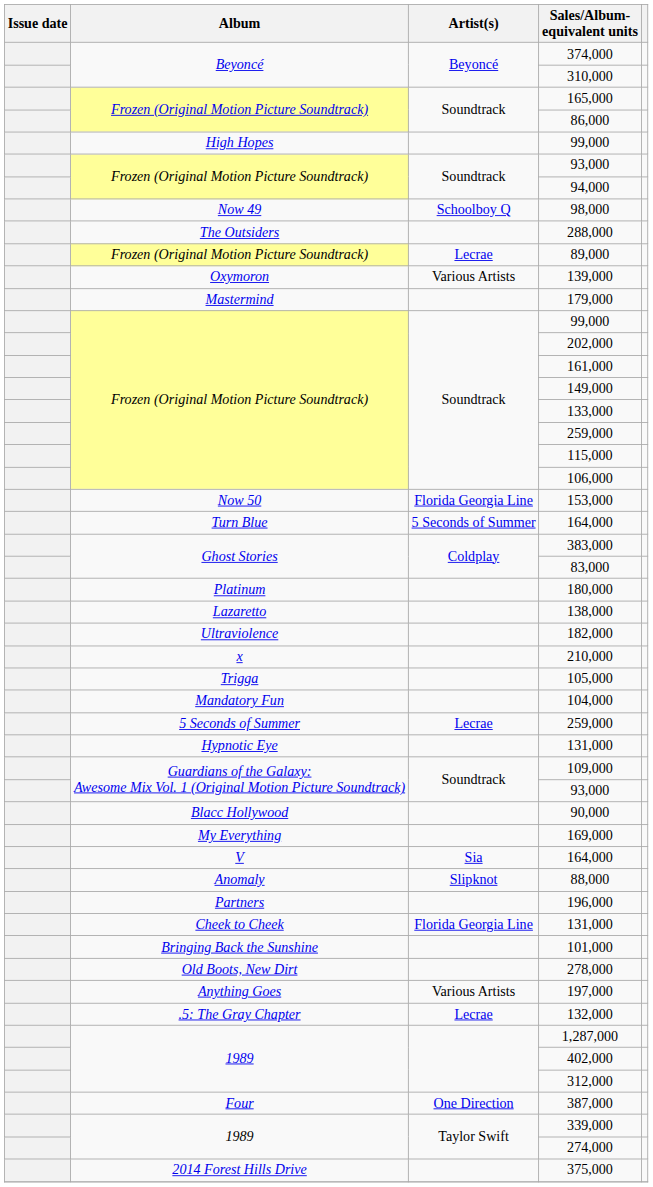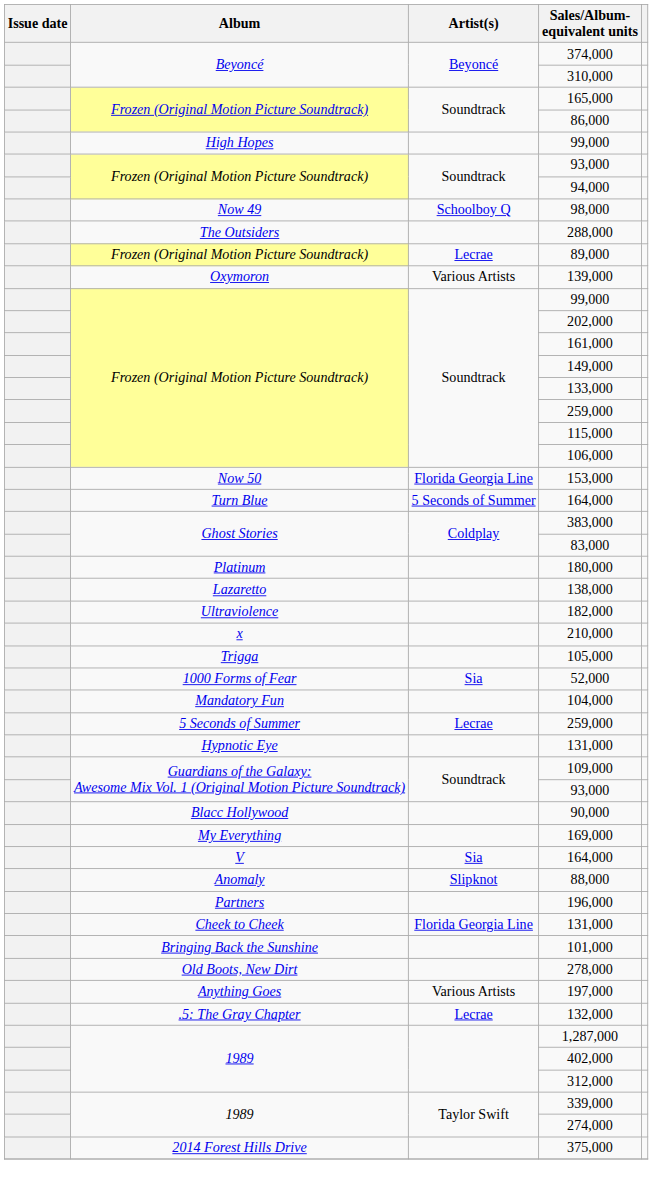- row: (240, 299)
+ row: (240, 679)
- row: (240, 1103)
